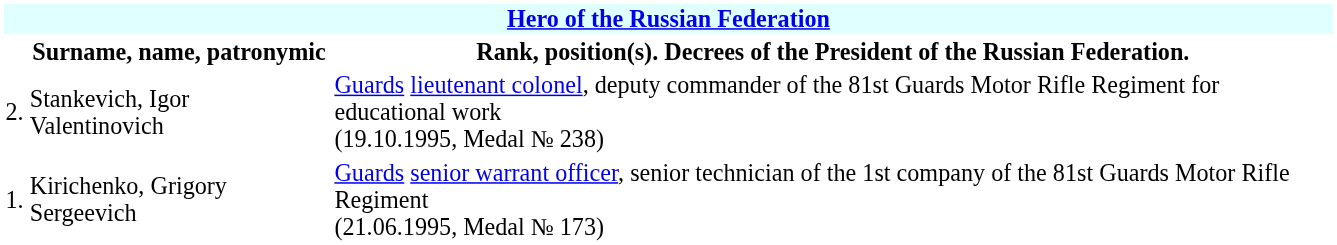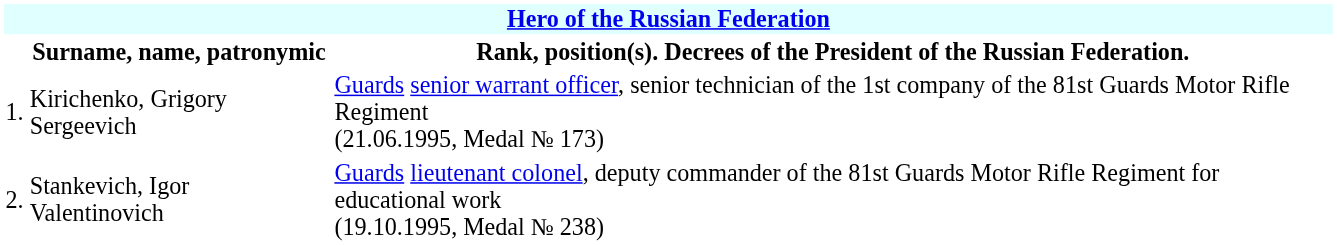rows swapped: (128, 200) <-> (110, 112)
